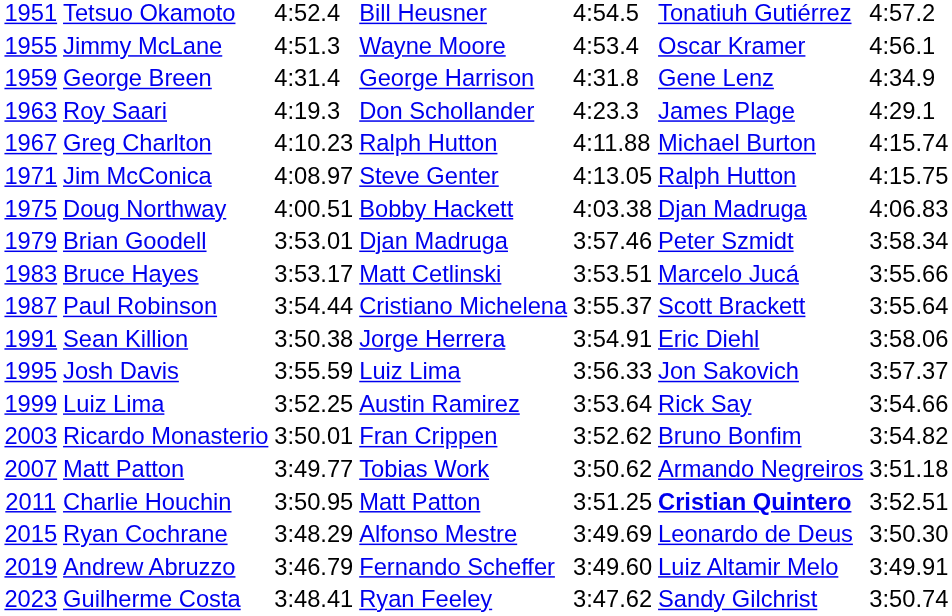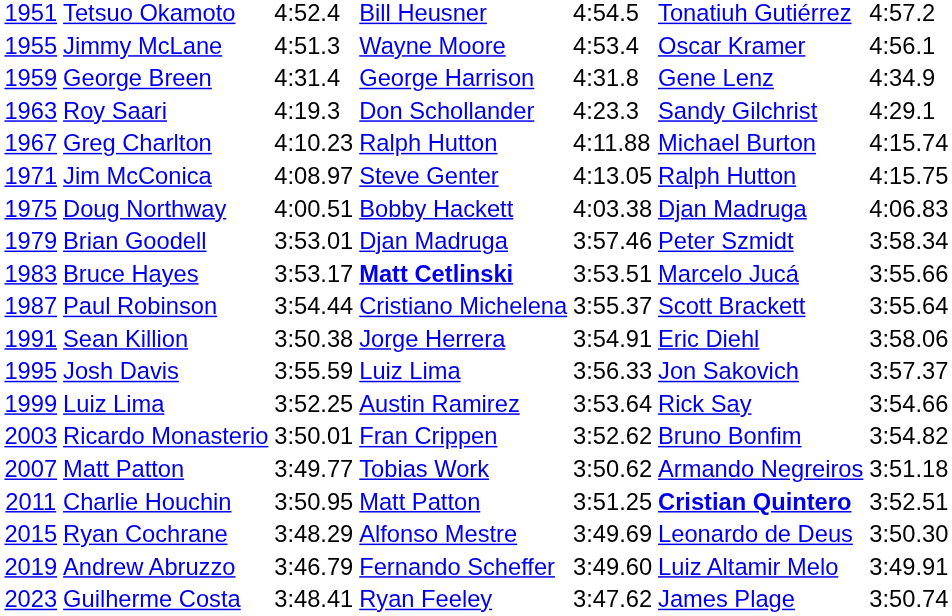(726, 111) James Plage -> (738, 111) Sandy Gilchrist
(430, 274) normal -> (436, 274) bold
(738, 599) Sandy Gilchrist -> (726, 599) James Plage
